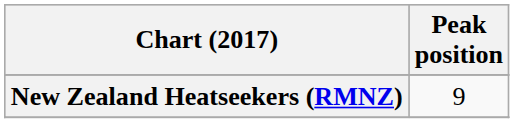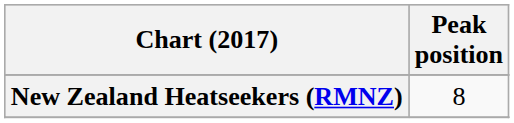(459, 95) 9 -> (459, 95) 8
